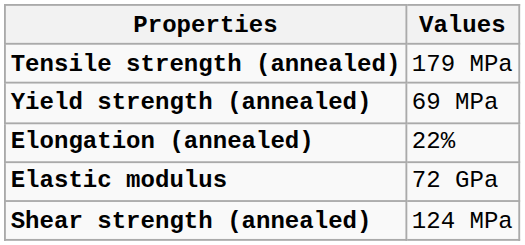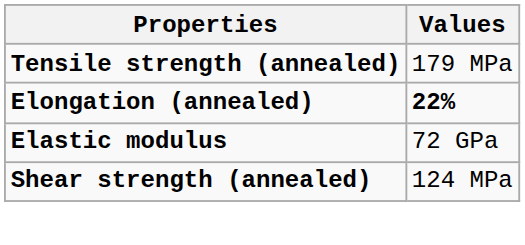- row: (191, 103)
(433, 142) normal -> (433, 103) bold
